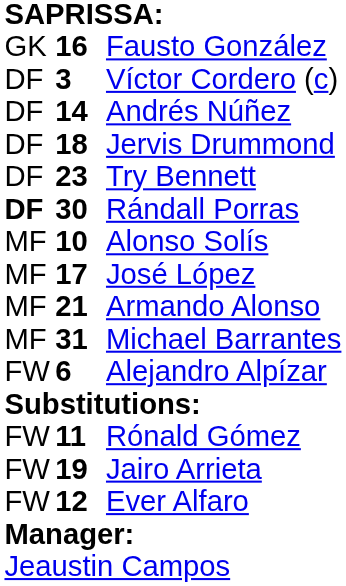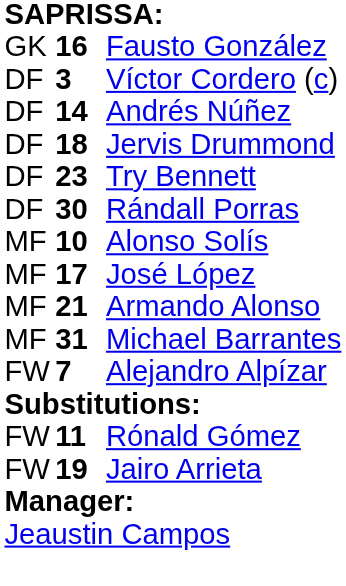(24, 209) bold -> (24, 209) normal
(63, 371) 6 -> (63, 371) 7
- row: (177, 501)
